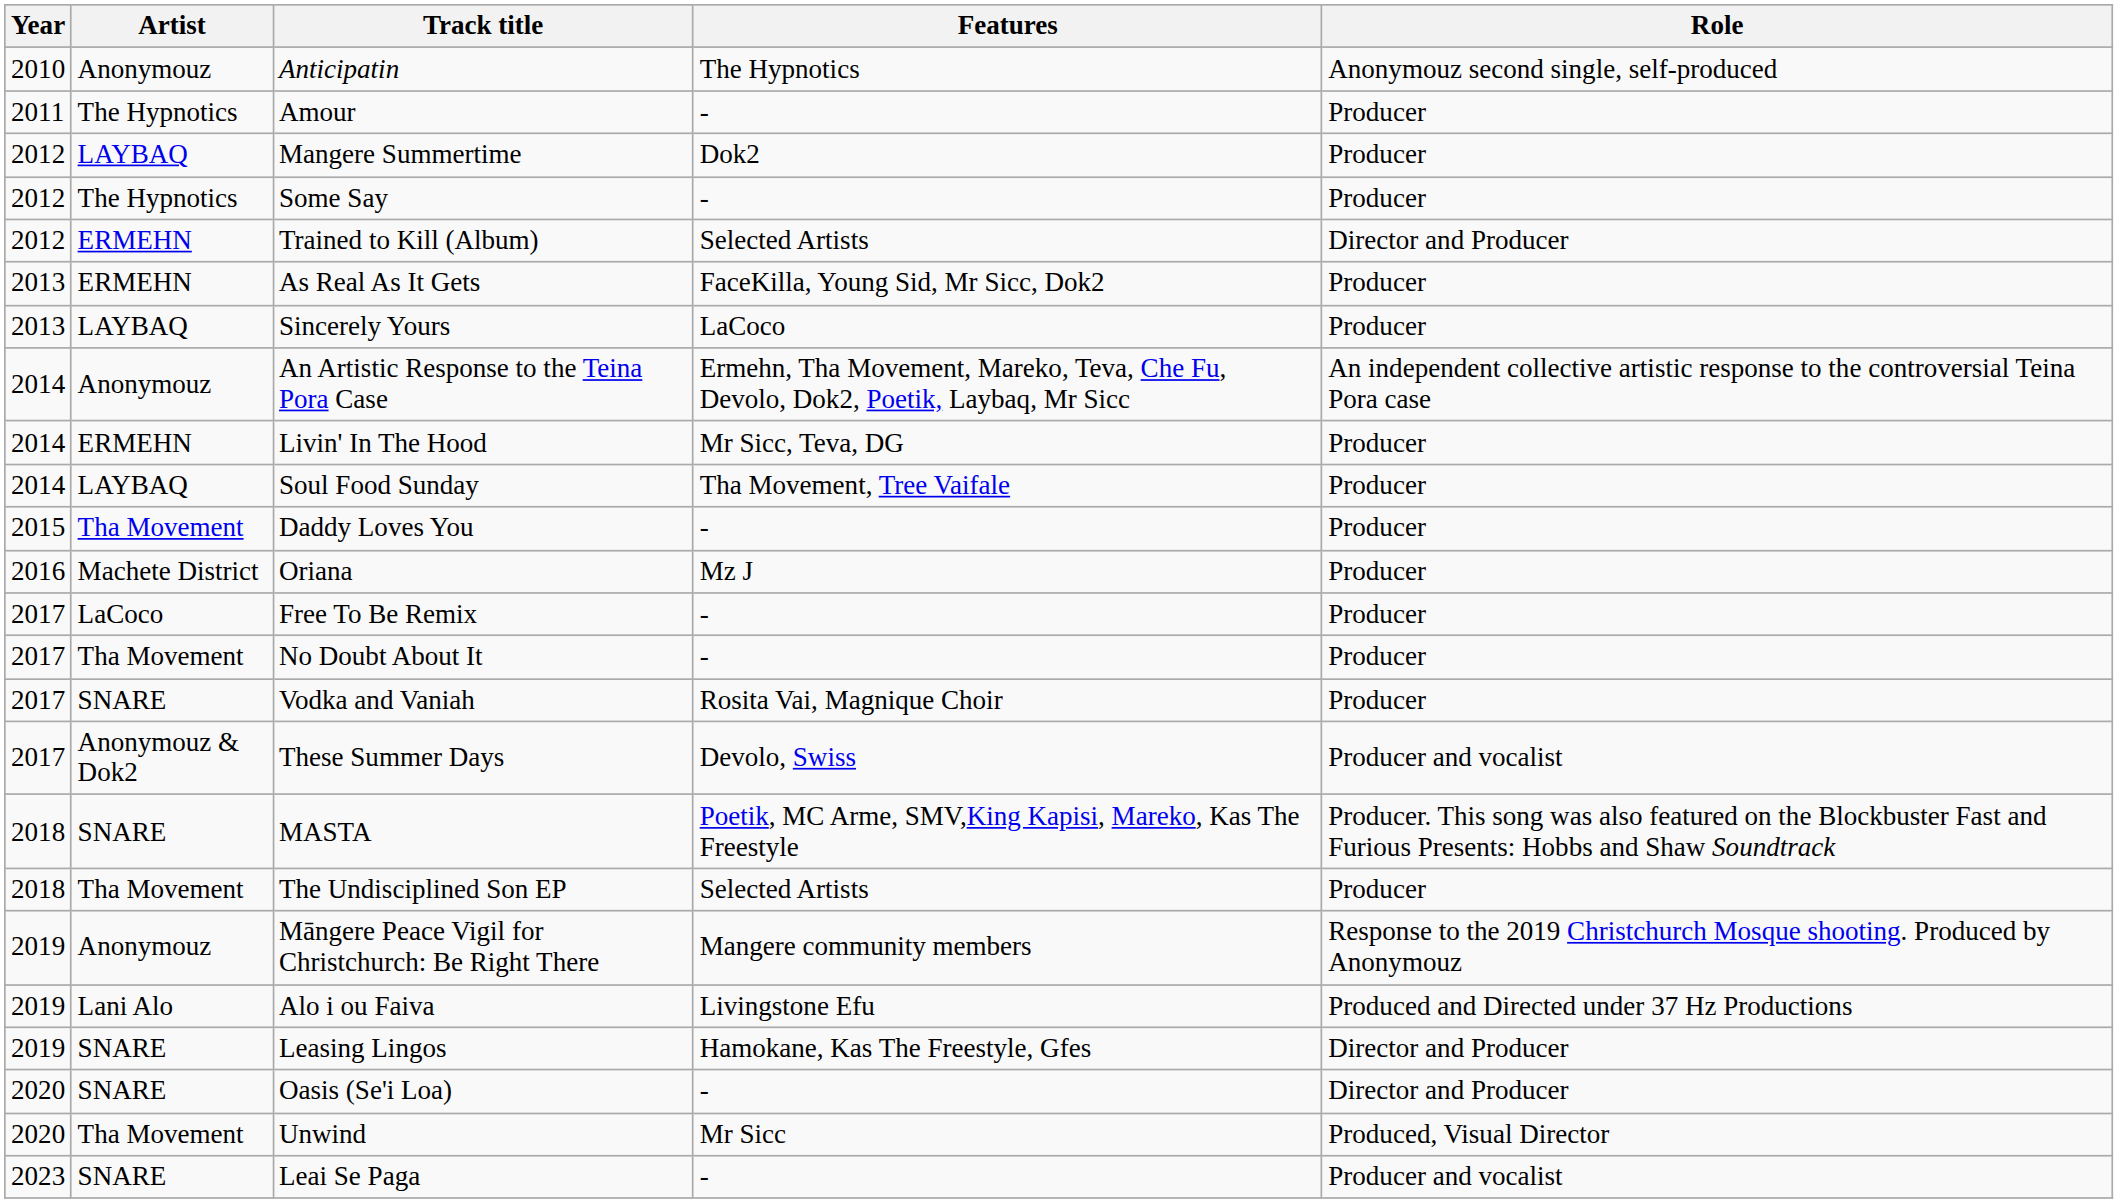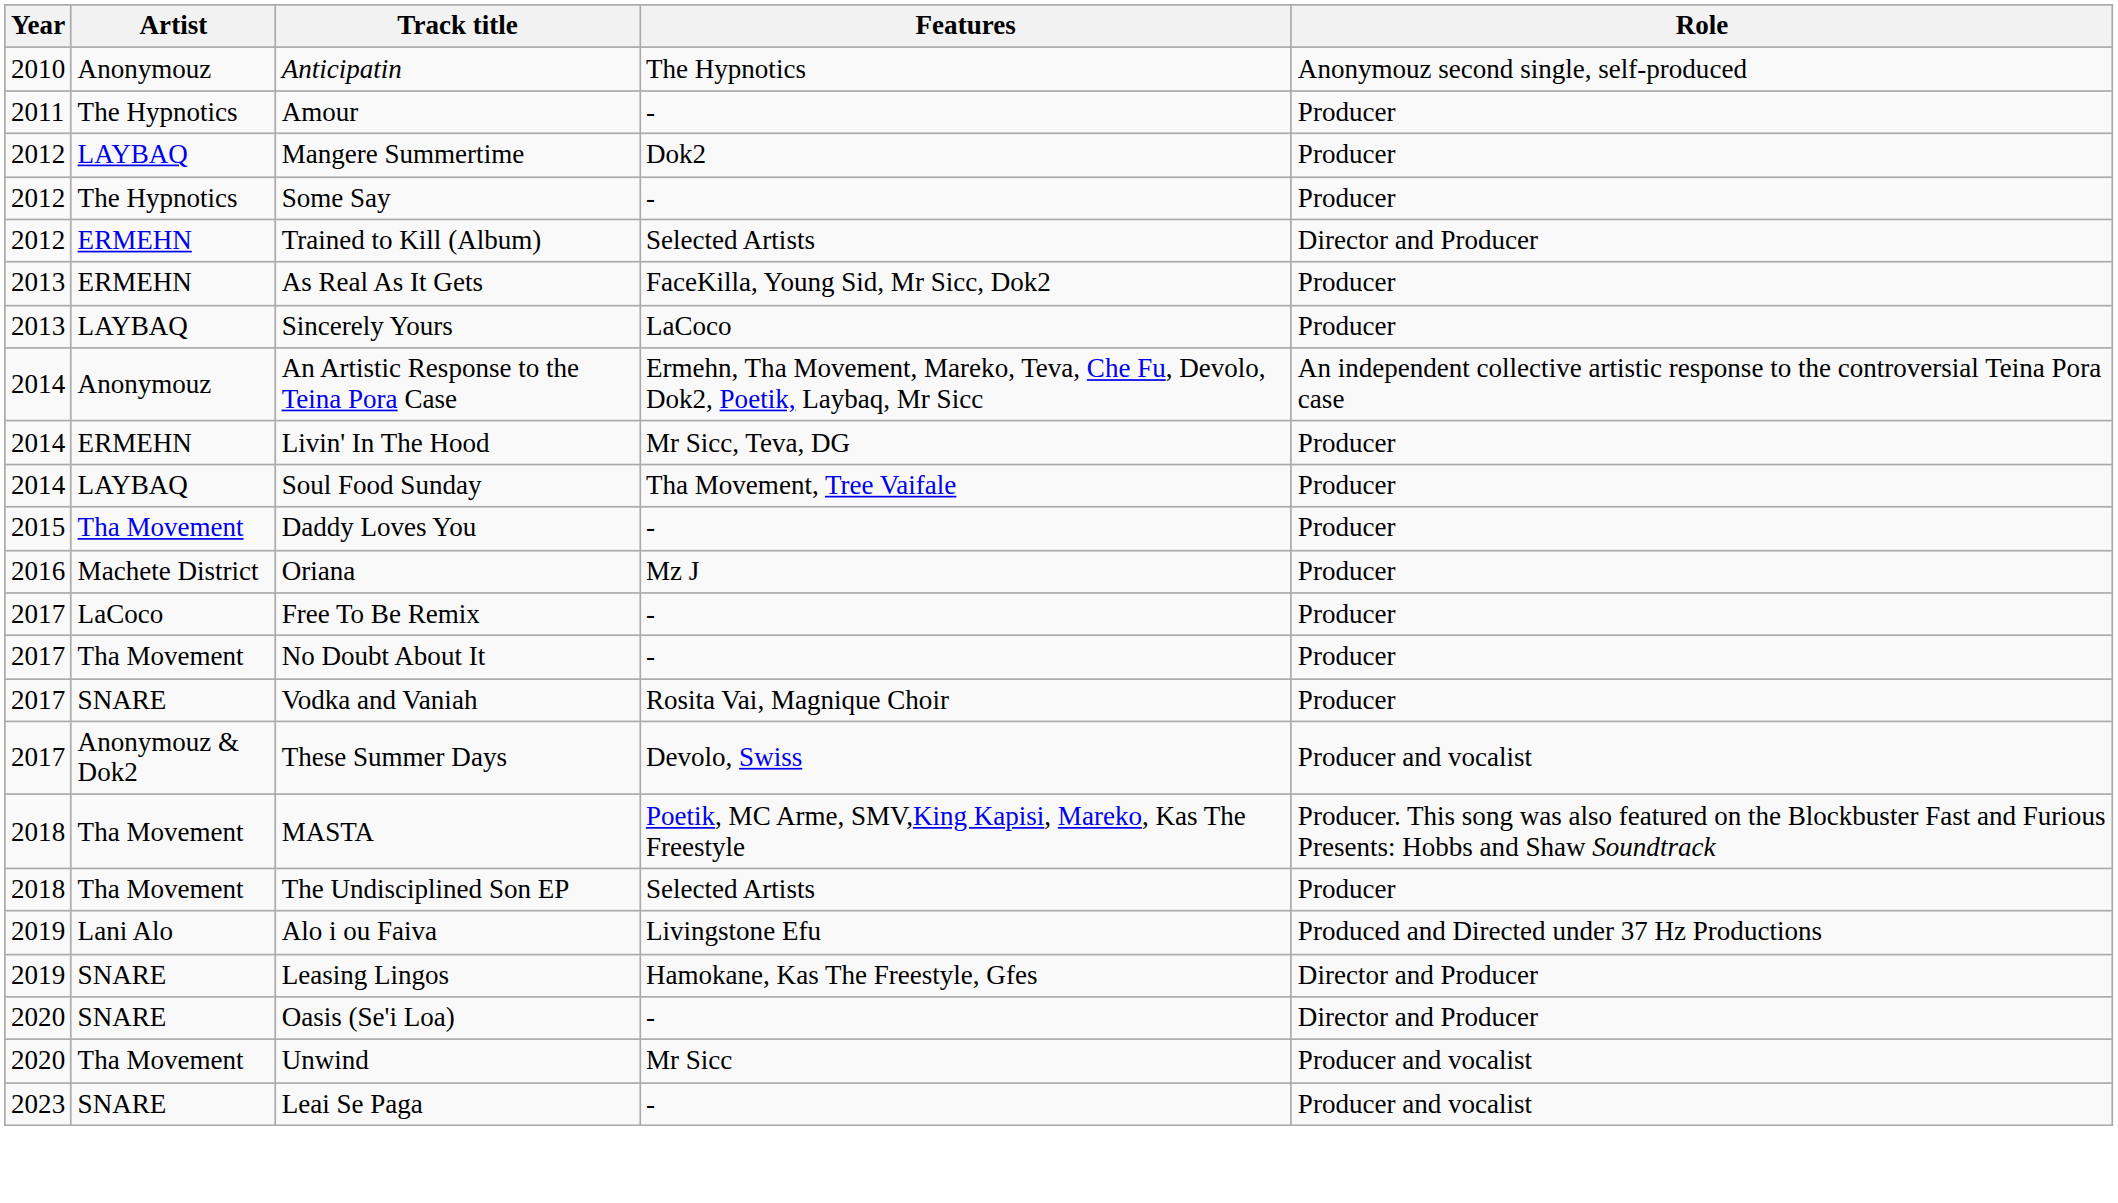(122, 831) SNARE -> (161, 831) Tha Movement
- row: (439, 947)
(1469, 1133) Produced, Visual Director -> (1415, 1060) Producer and vocalist
